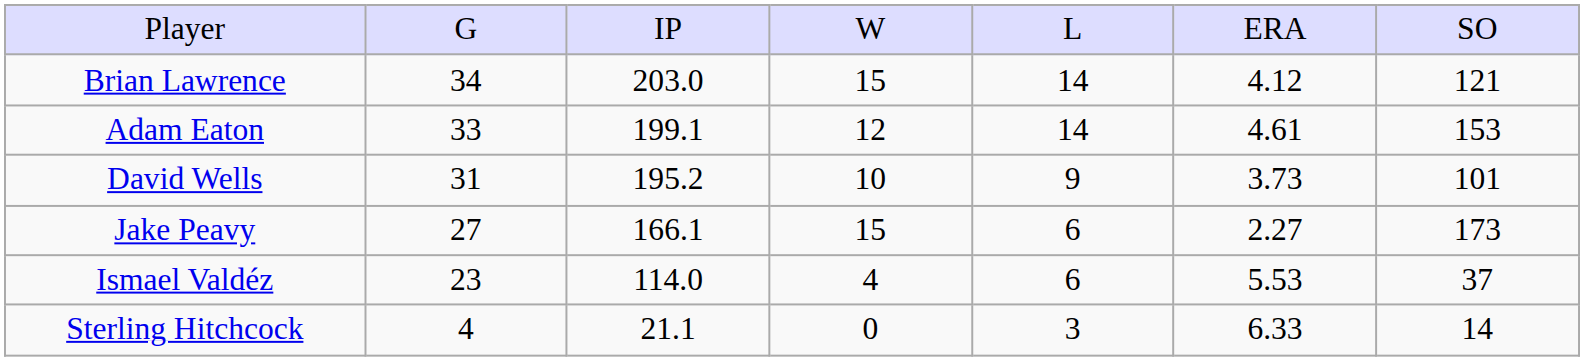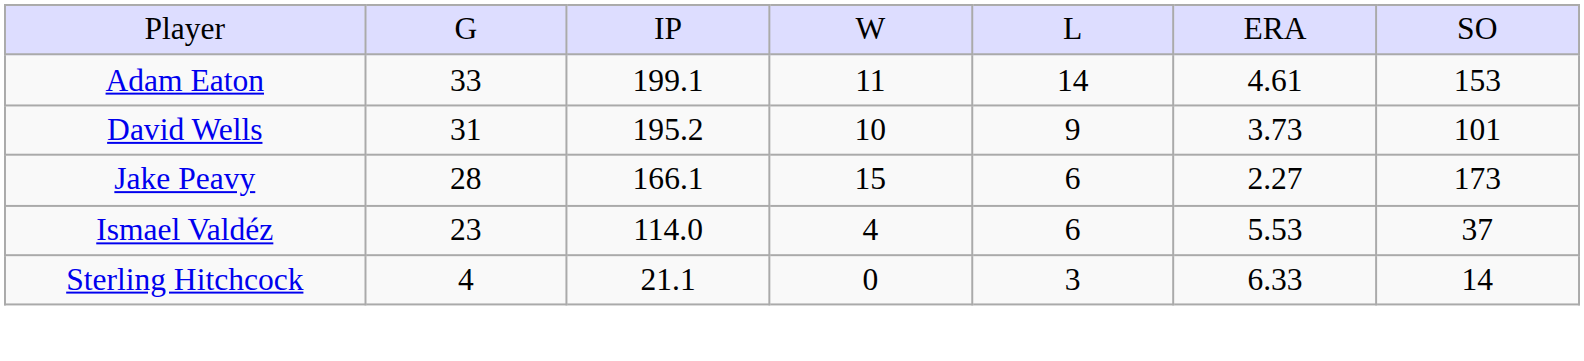- row: (185, 79)
(870, 129) 12 -> (870, 79) 11
(466, 229) 27 -> (466, 179) 28
